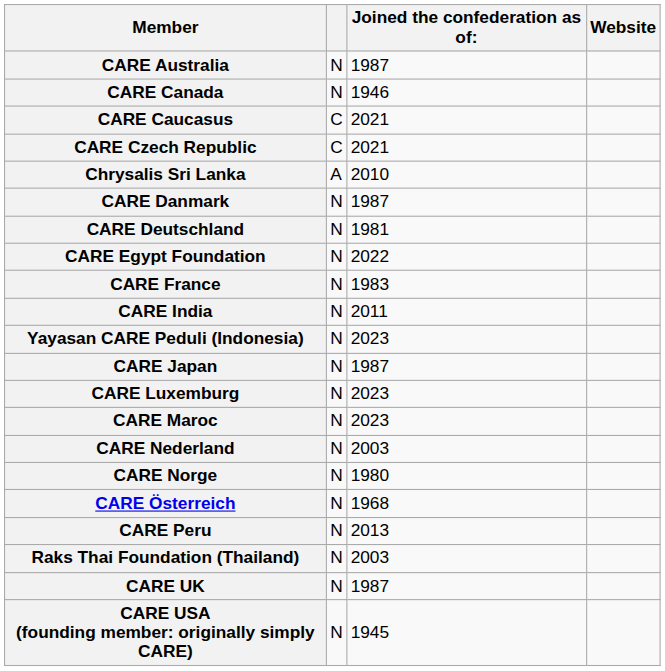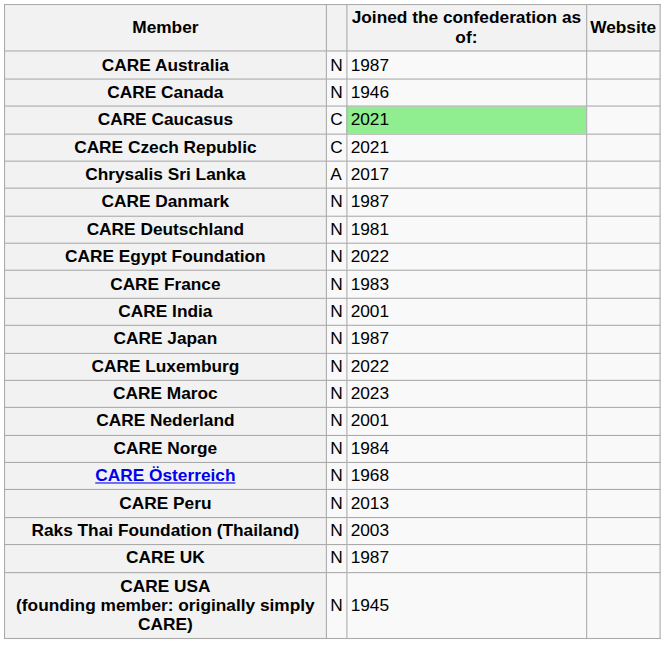(370, 119) no background -> (370, 119) lightgreen background
(370, 174) 2010 -> (370, 174) 2017
(369, 311) 2011 -> (370, 311) 2001
- row: (165, 339)
(370, 393) 2023 -> (370, 366) 2022
(370, 448) 2003 -> (370, 421) 2001
(370, 476) 1980 -> (370, 448) 1984
